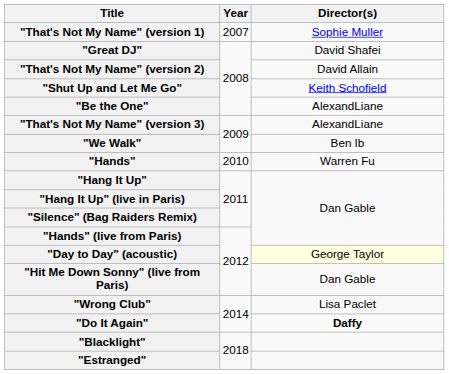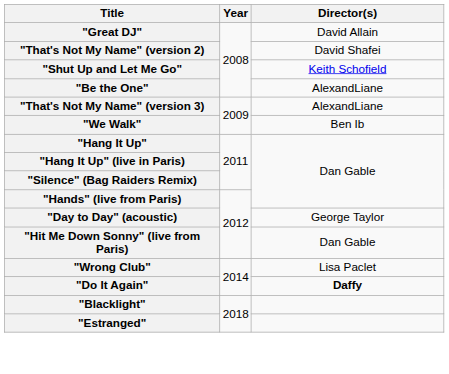- row: (112, 32)
(347, 50) David Shafei -> (347, 32) David Allain
(347, 69) David Allain -> (347, 50) David Shafei
- row: (112, 161)
(347, 254) lightyellow background -> (347, 217) no background
